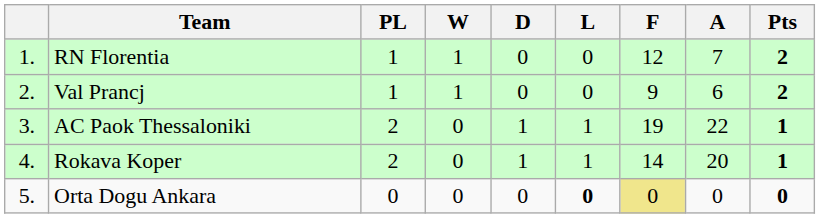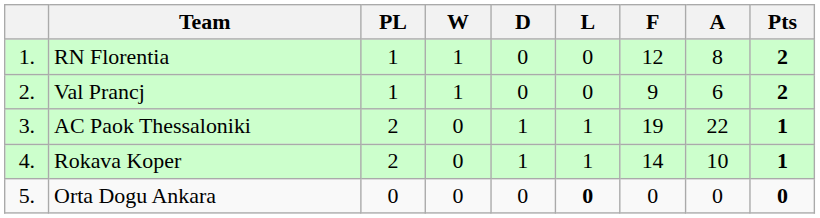(718, 56) 7 -> (718, 56) 8
(718, 160) 20 -> (718, 160) 10
(653, 195) khaki background -> (653, 195) no background
